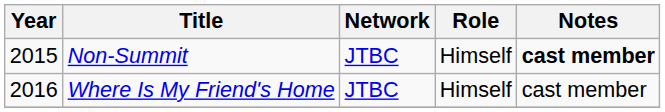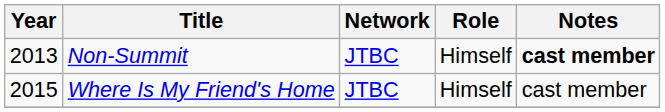(34, 55) 2015 -> (34, 55) 2013
(34, 90) 2016 -> (34, 90) 2015
